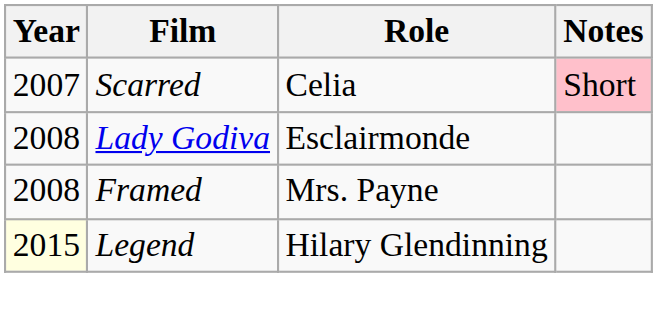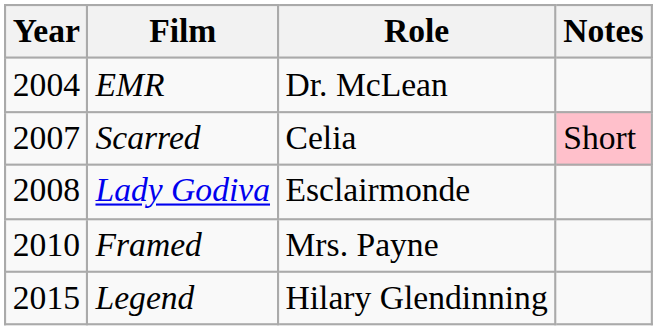+ row: (130, 84)
(46, 191) 2008 -> (46, 244) 2010
(46, 244) lightyellow background -> (46, 297) no background
